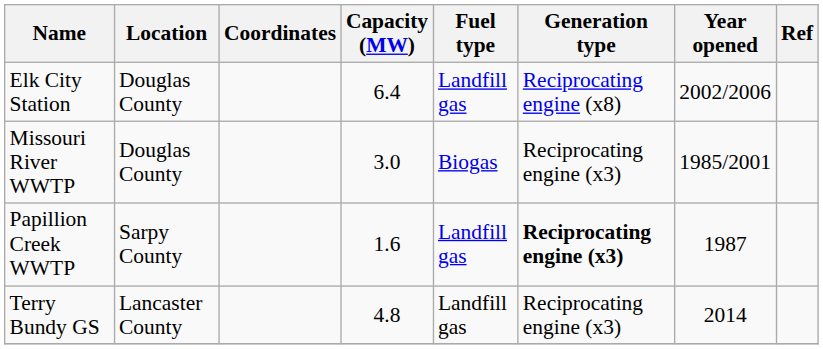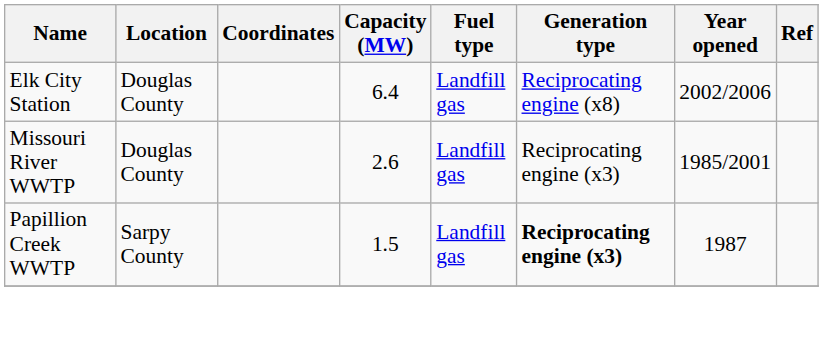(387, 161) 3.0 -> (385, 161) 2.6
(468, 161) Biogas -> (471, 161) Landfill gas
(387, 244) 1.6 -> (385, 244) 1.5
- row: (55, 314)
